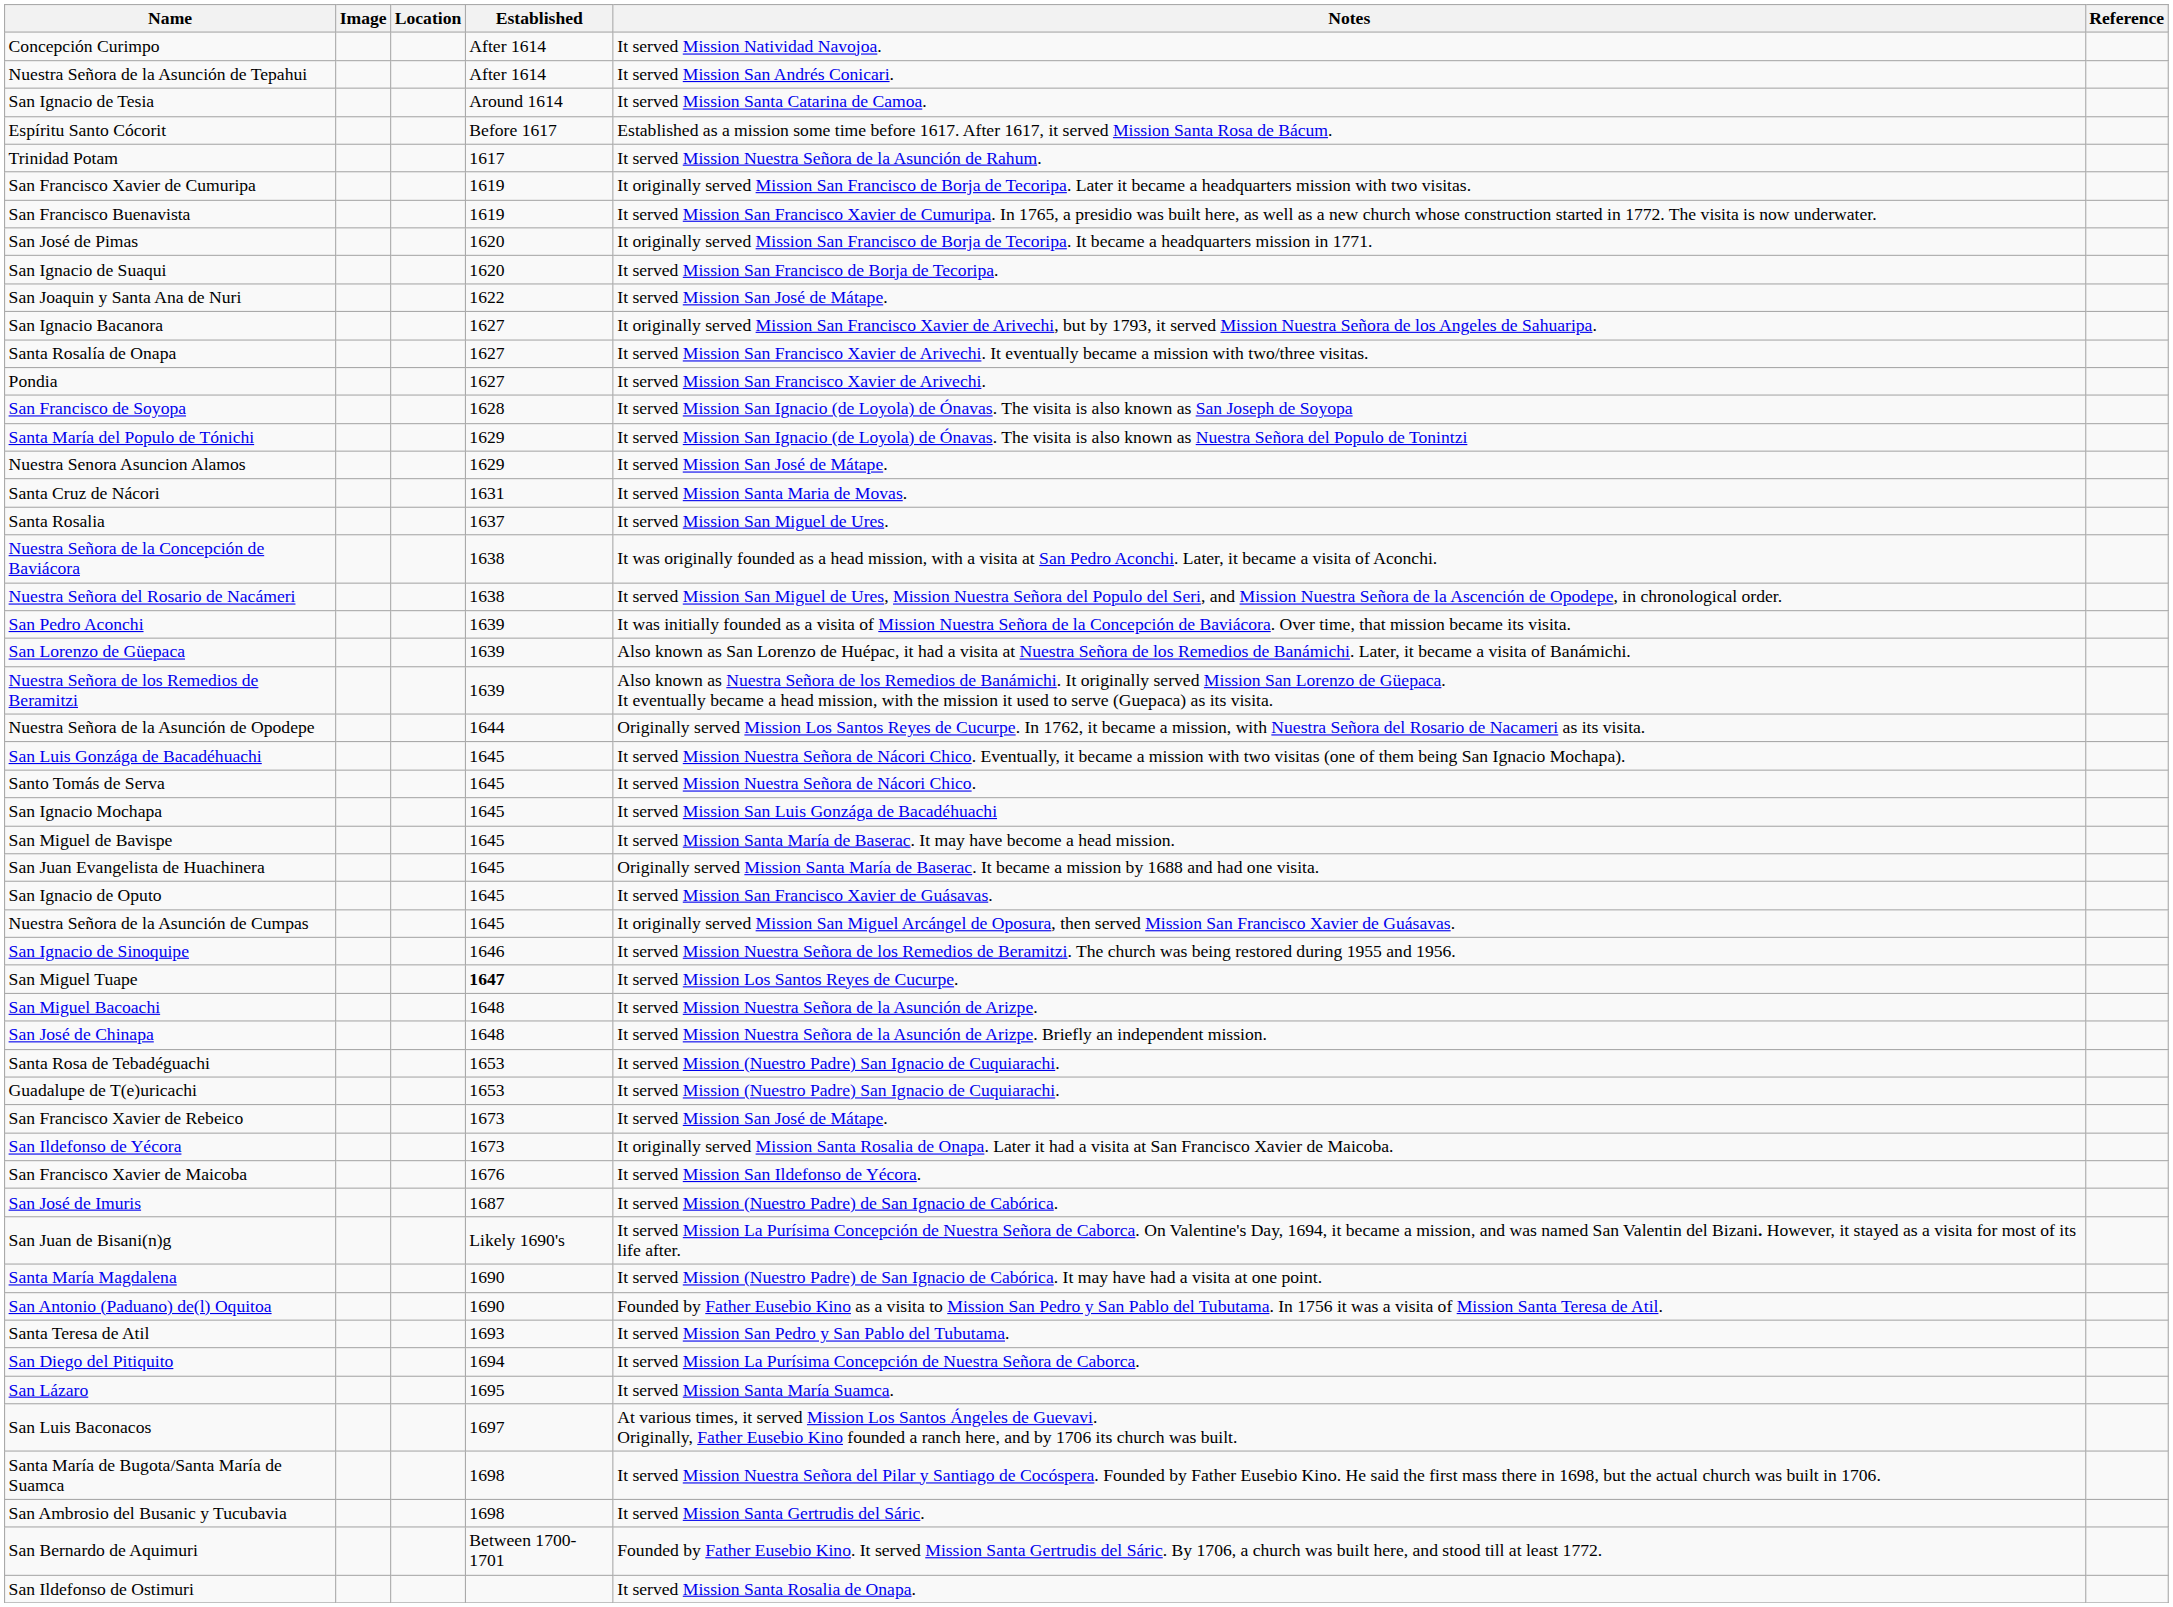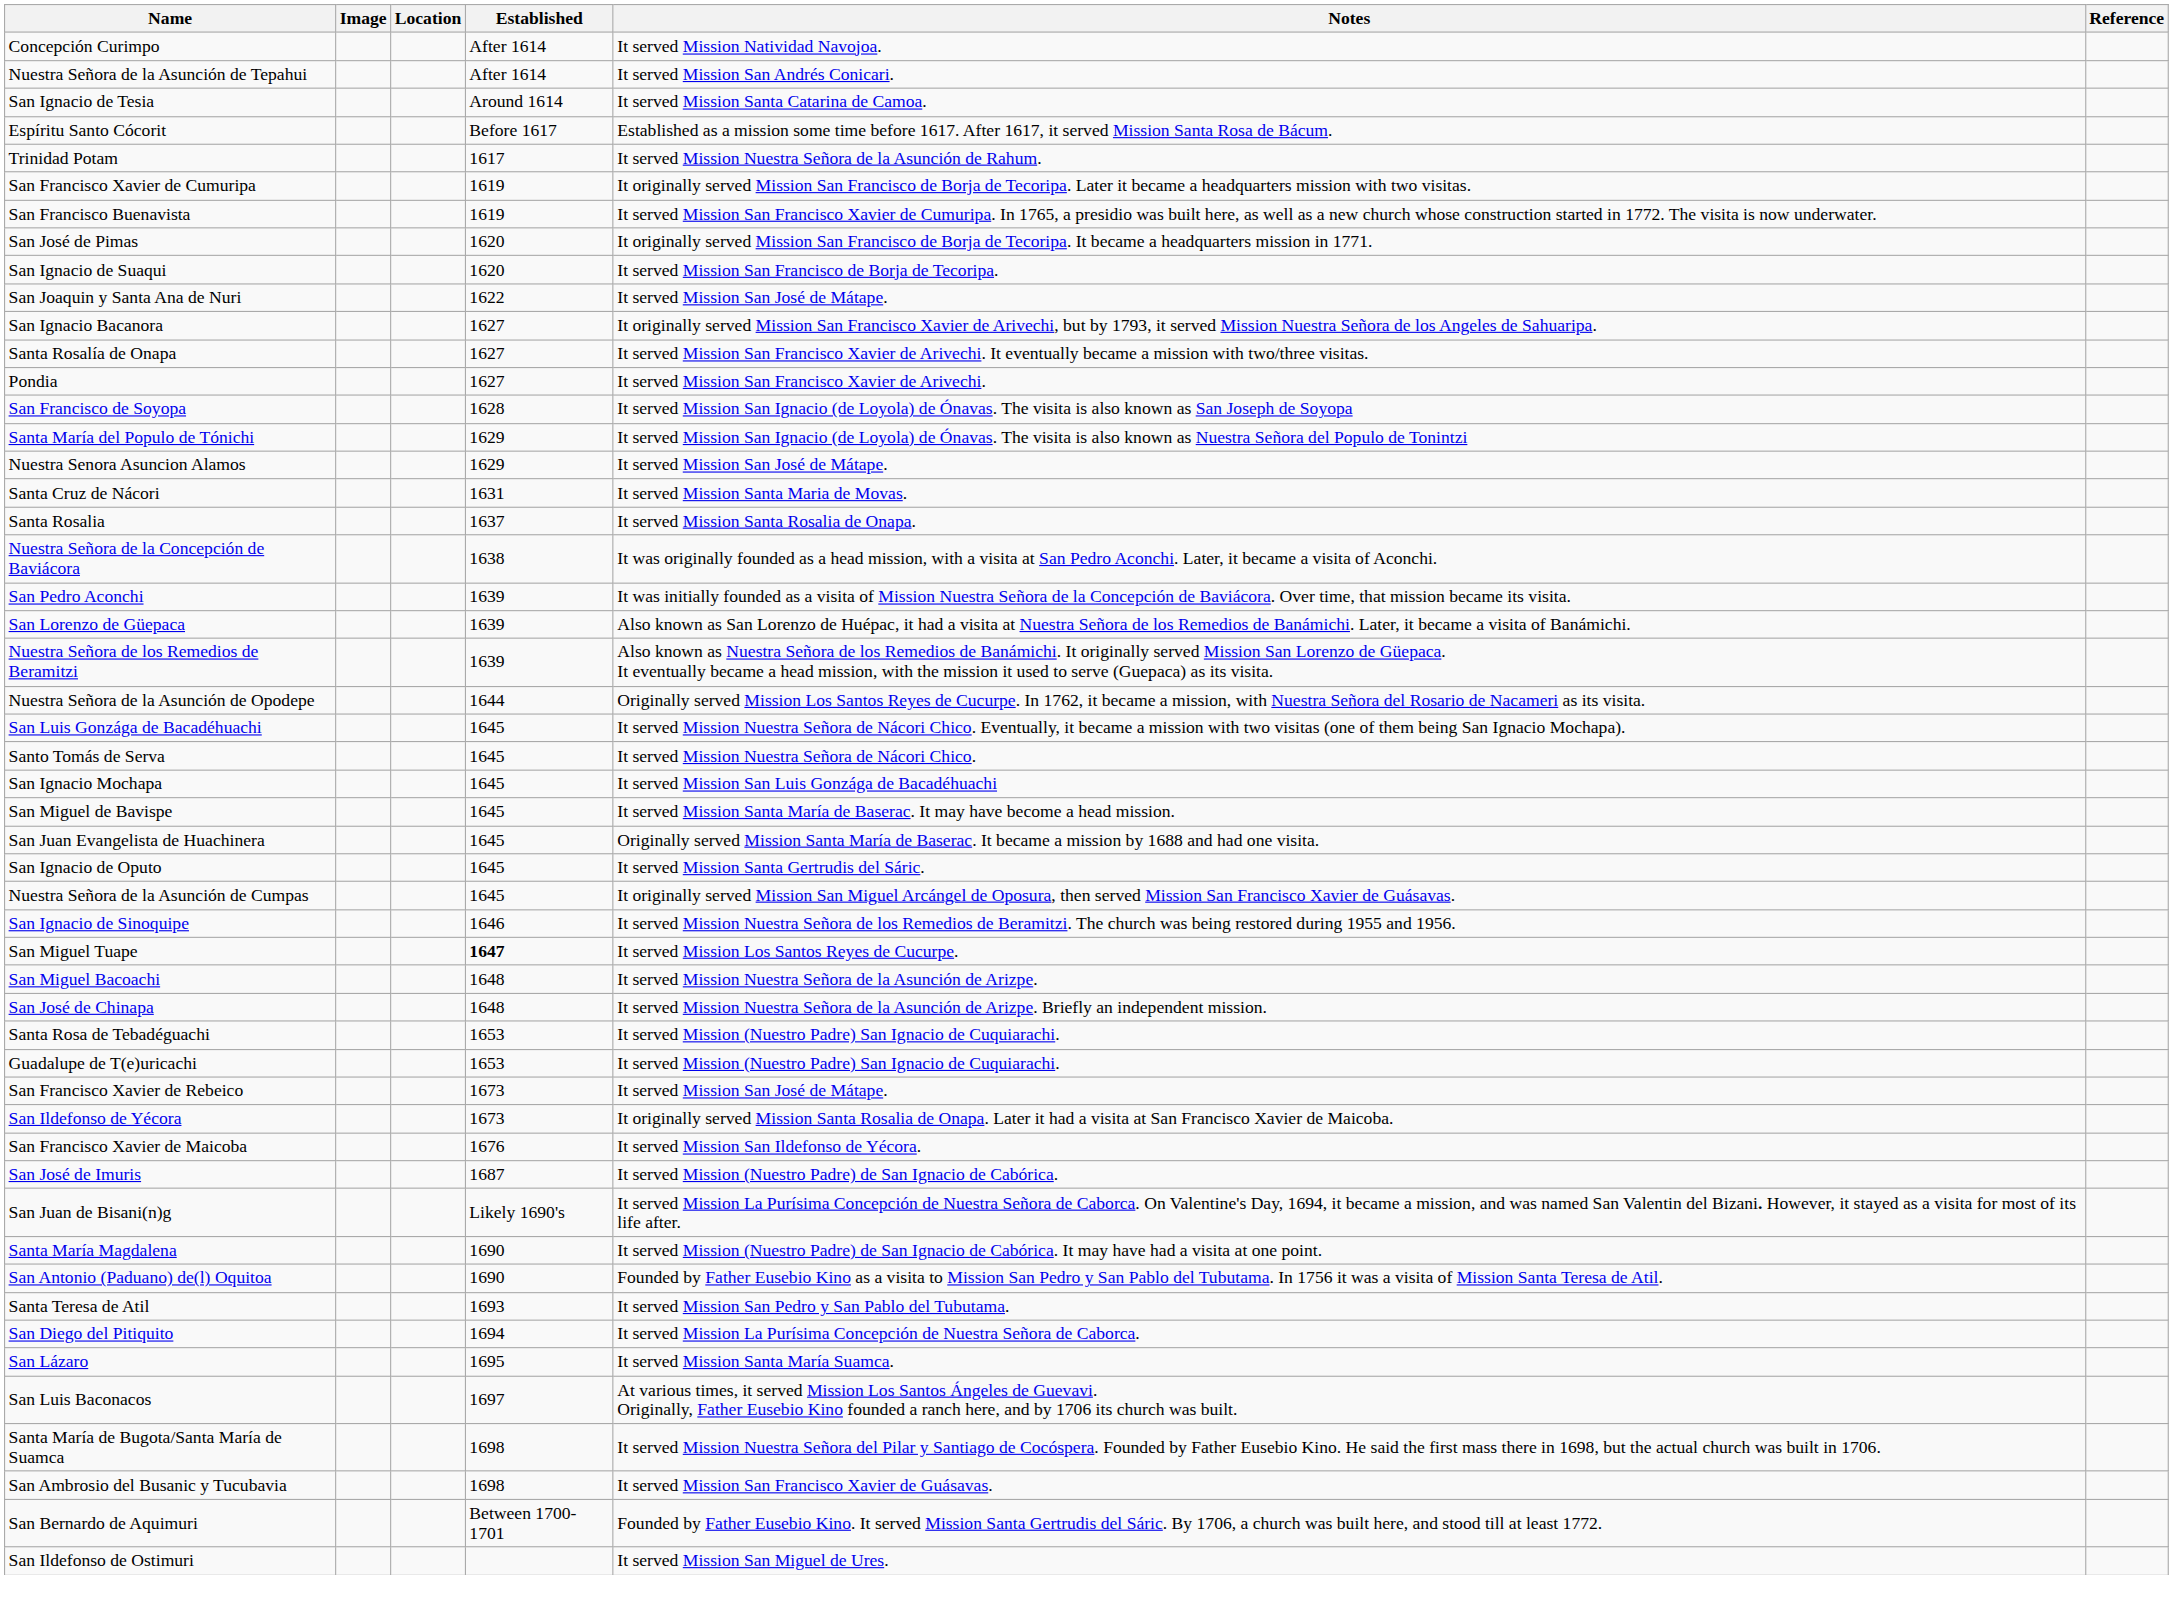(753, 520) It served Mission San Miguel de Ures. -> (767, 520) It served Mission Santa Rosalia de Onapa.
- row: (152, 596)
(805, 895) It served Mission San Francisco Xavier de Guásavas. -> (771, 867) It served Mission Santa Gertrudis del Sáric.
(771, 1513) It served Mission Santa Gertrudis del Sáric. -> (805, 1485) It served Mission San Francisco Xavier de Guásavas.
(767, 1588) It served Mission Santa Rosalia de Onapa. -> (753, 1560) It served Mission San Miguel de Ures.
